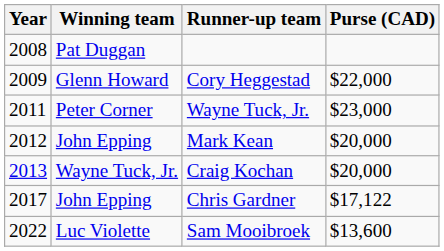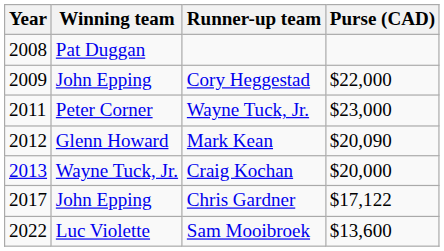(112, 79) Glenn Howard -> (104, 79) John Epping
(104, 140) John Epping -> (112, 140) Glenn Howard
(361, 140) $20,000 -> (361, 140) $20,090
